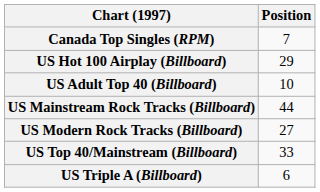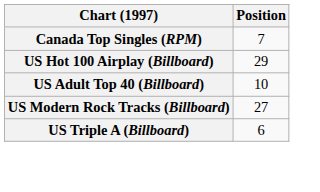- row: (131, 107)
- row: (131, 152)
